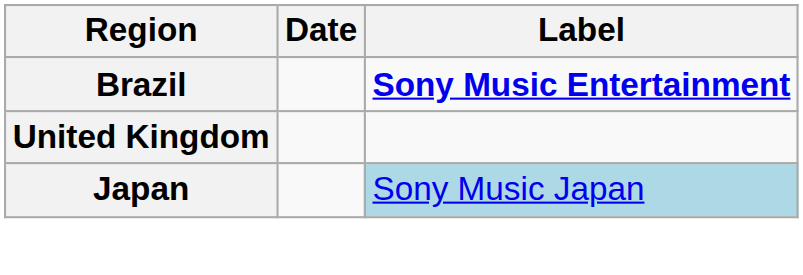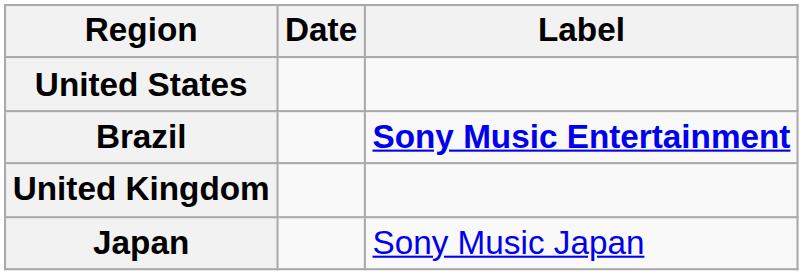+ row: (141, 83)
(508, 189) lightblue background -> (508, 242) no background
